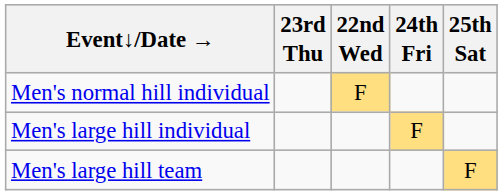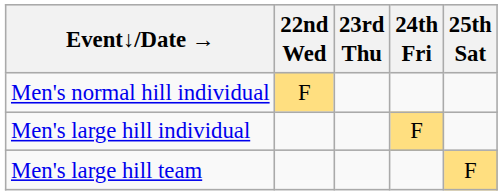columns swapped: (360, 39) <-> (303, 39)
